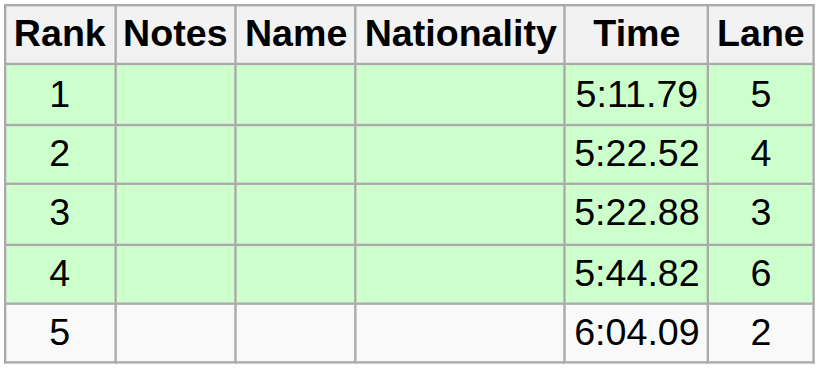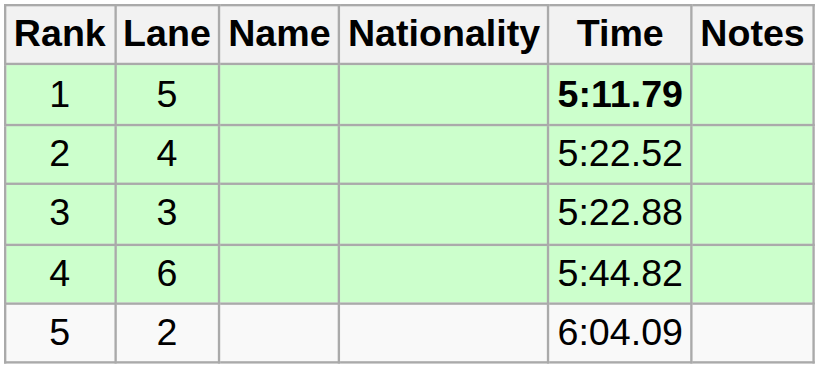columns swapped: (761, 34) <-> (175, 34)
(637, 93) normal -> (620, 93) bold
